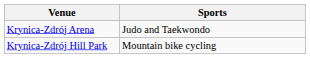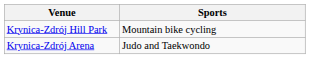rows swapped: (57, 45) <-> (50, 29)
